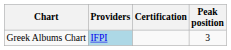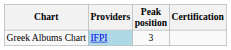columns swapped: (208, 17) <-> (161, 17)
